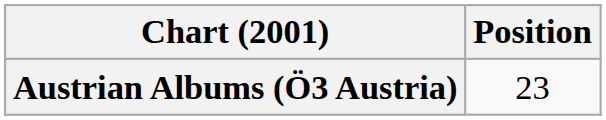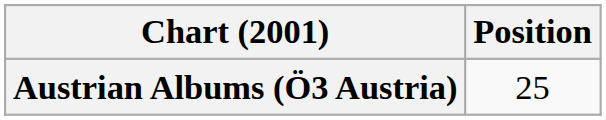(533, 86) 23 -> (533, 86) 25
